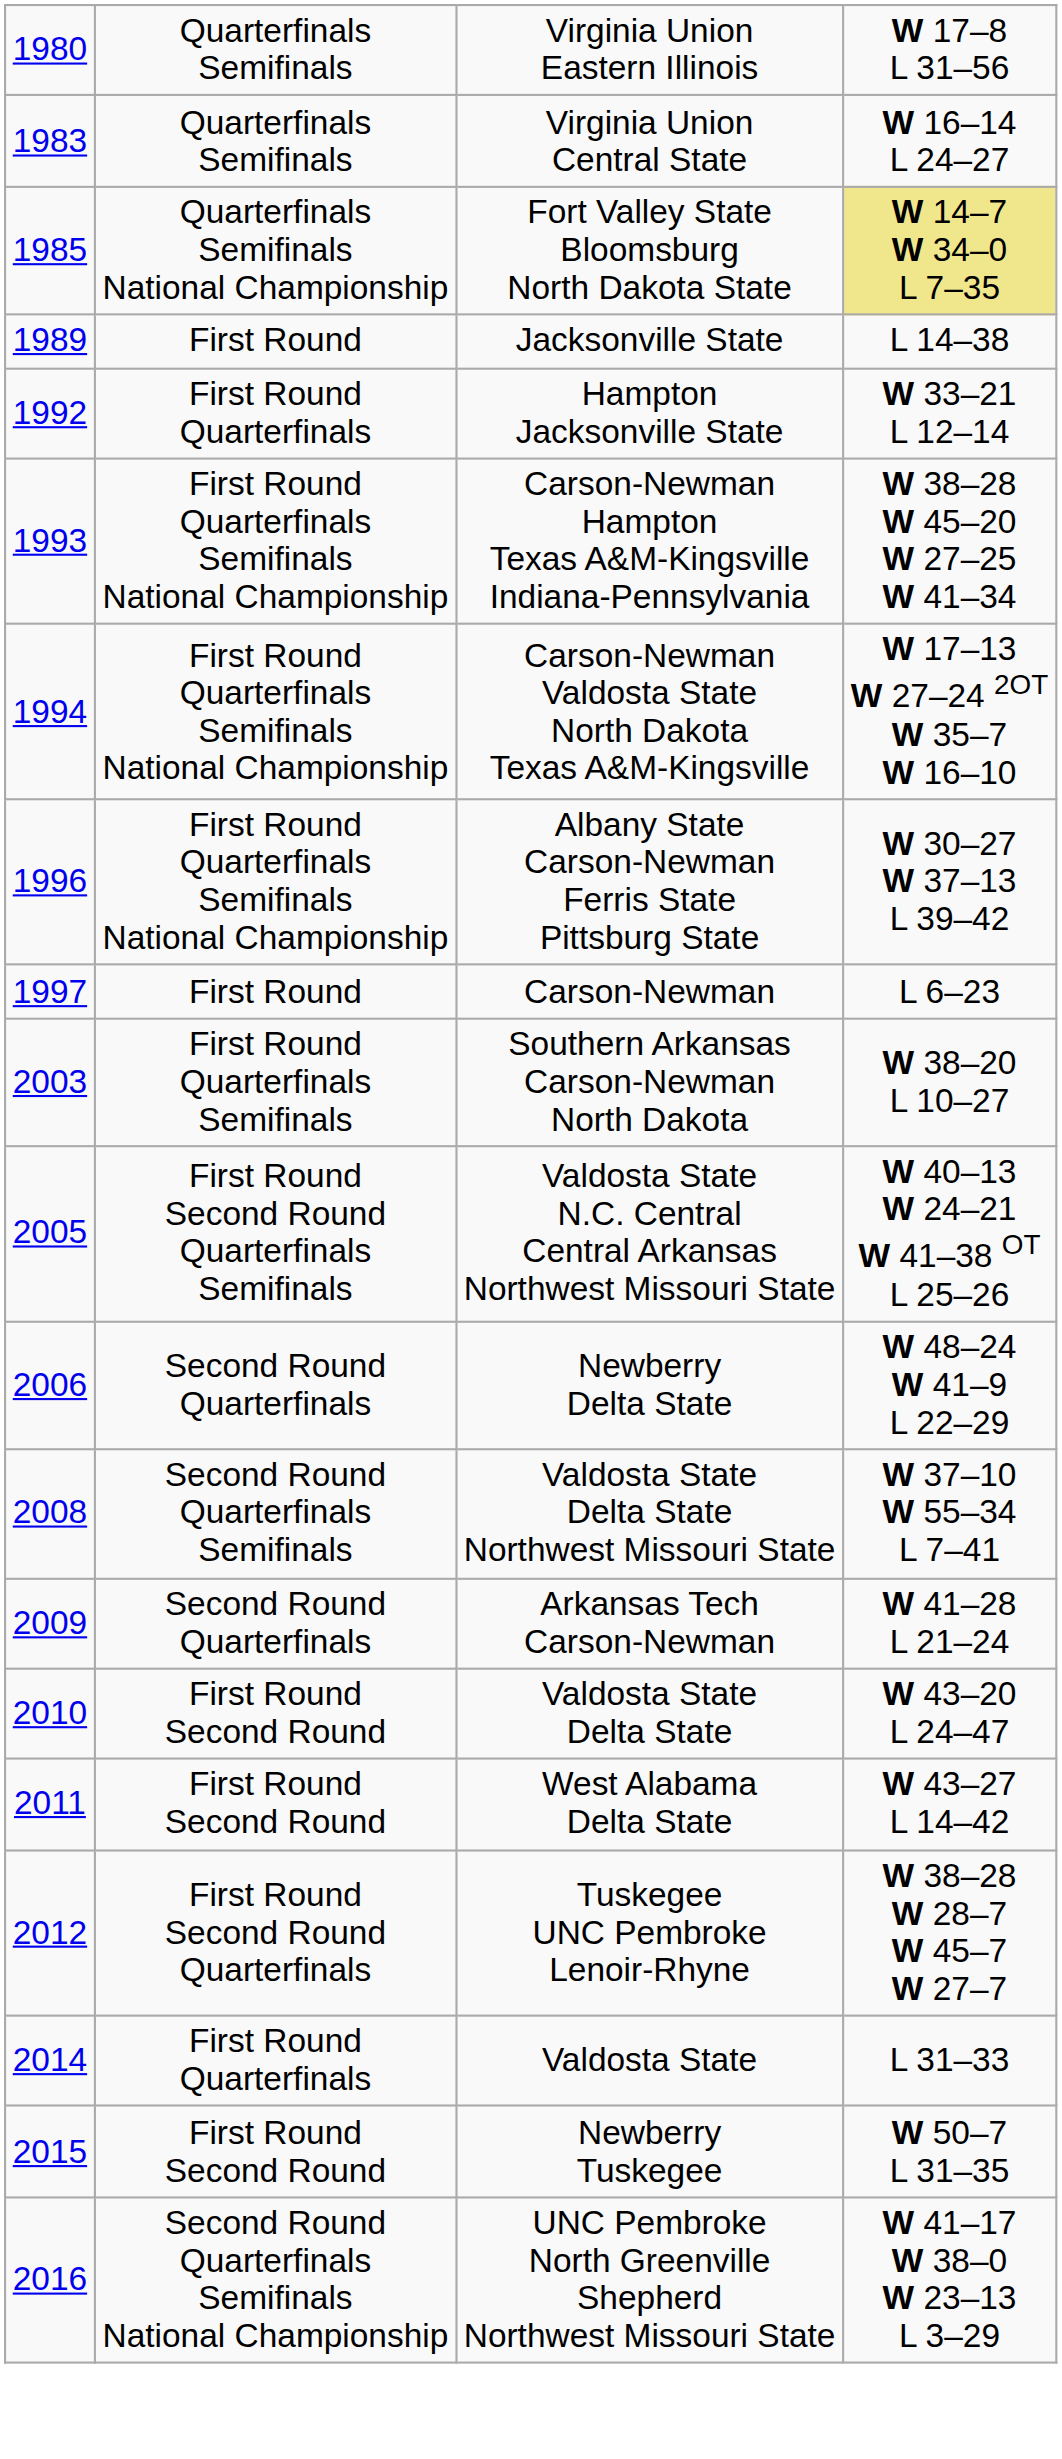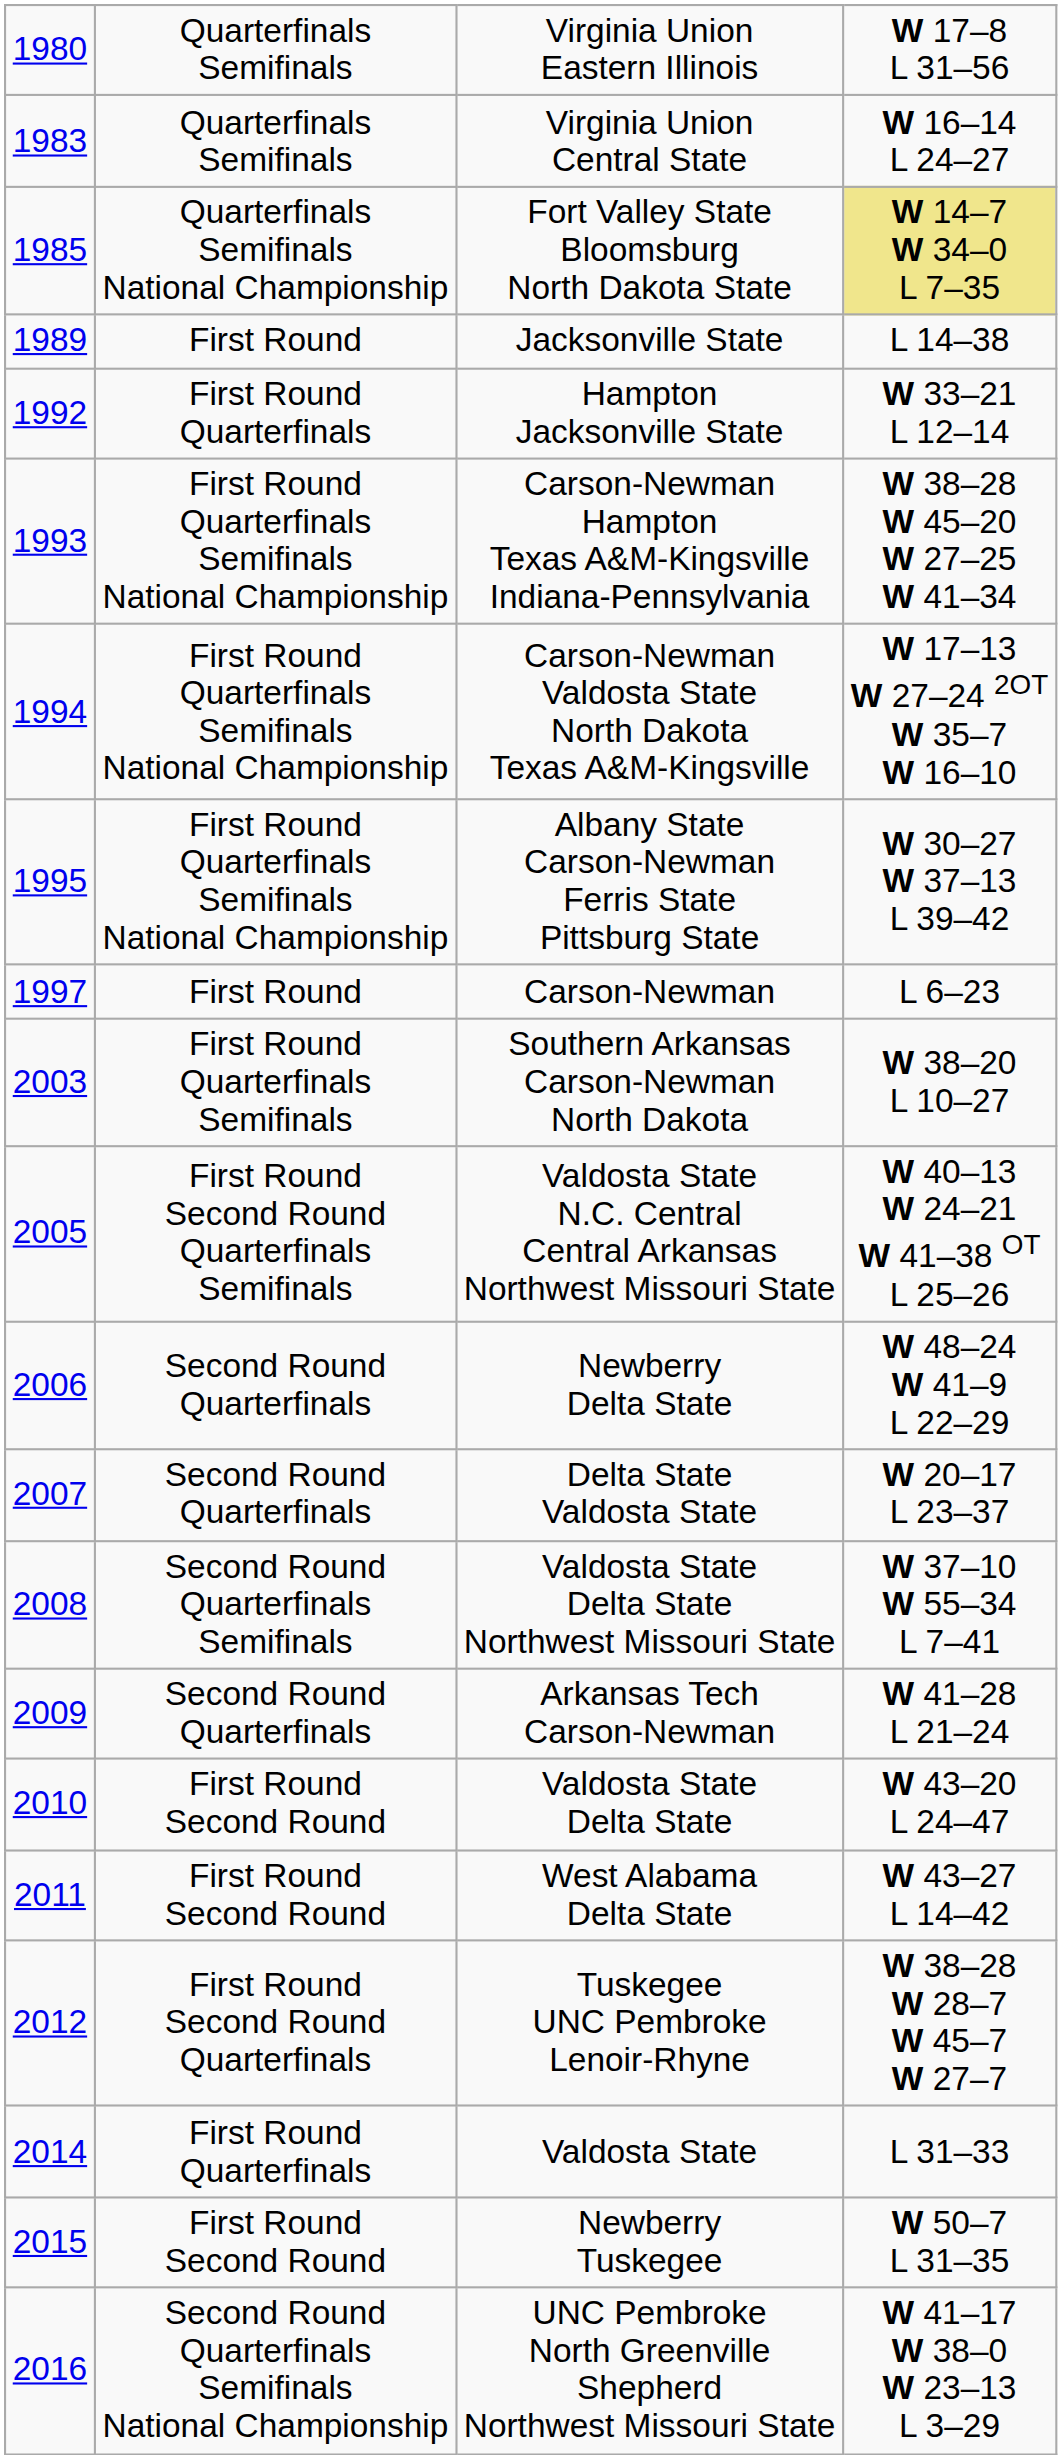(50, 881) 1996 -> (50, 881) 1995
+ row: (650, 1494)
